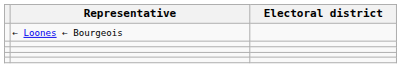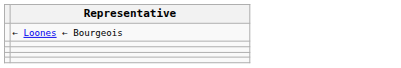- column: (323, 13)
